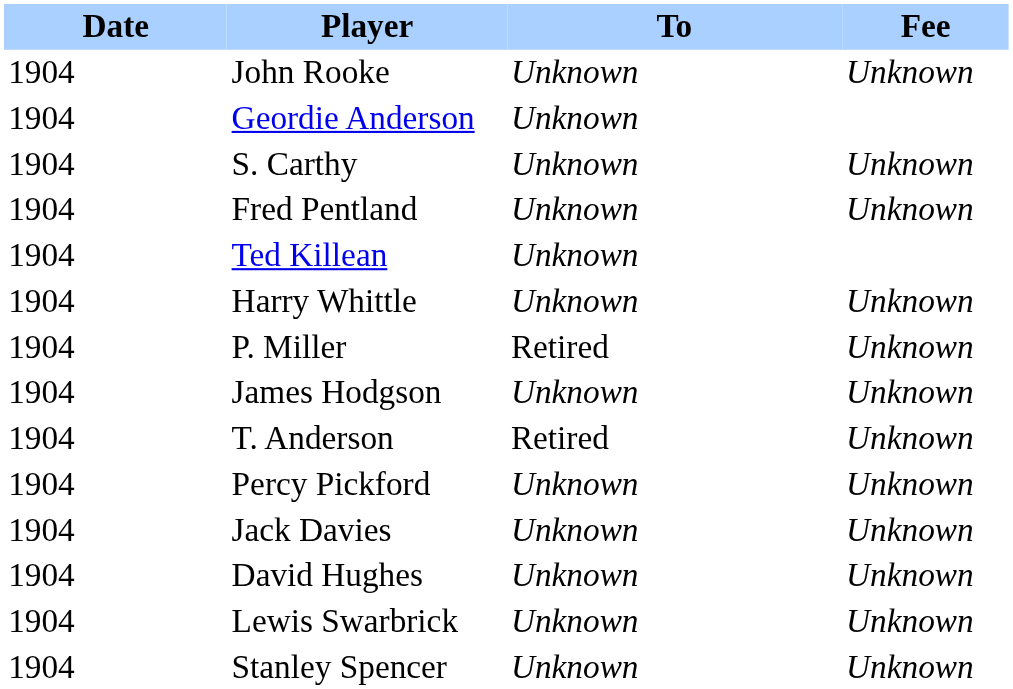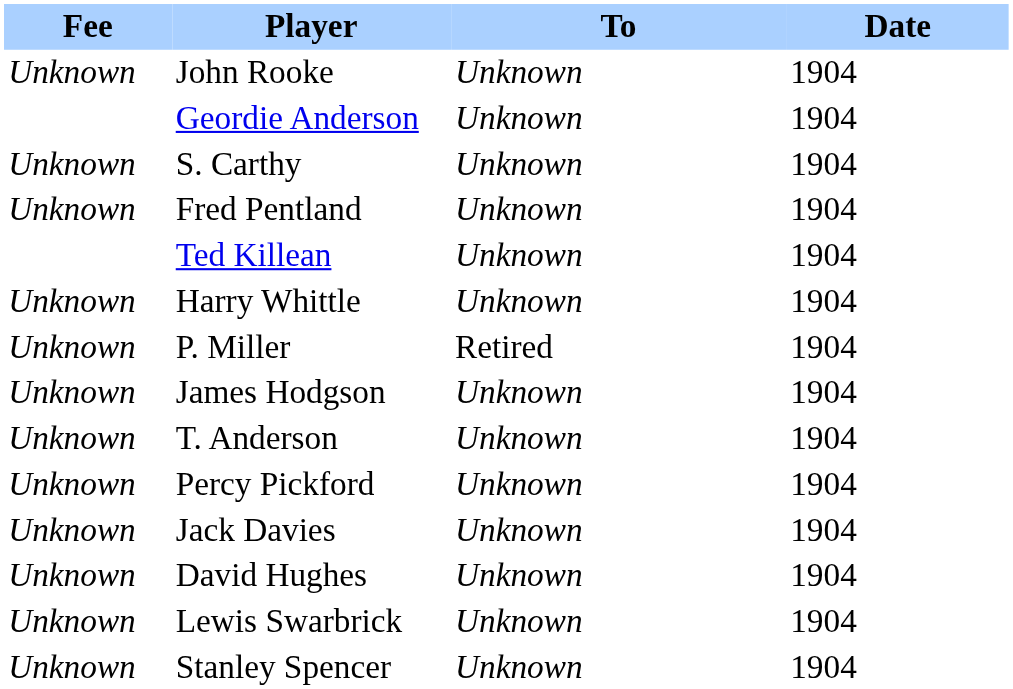columns swapped: (116, 26) <-> (926, 26)
(560, 438) Retired -> (519, 438) Unknown
